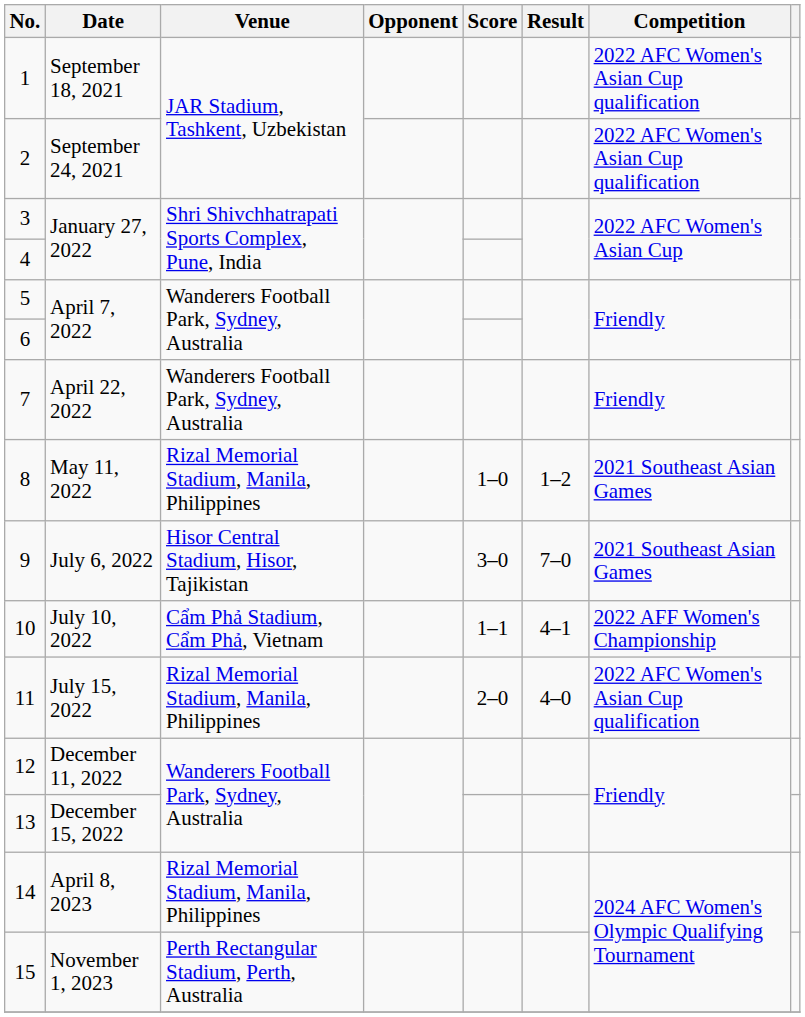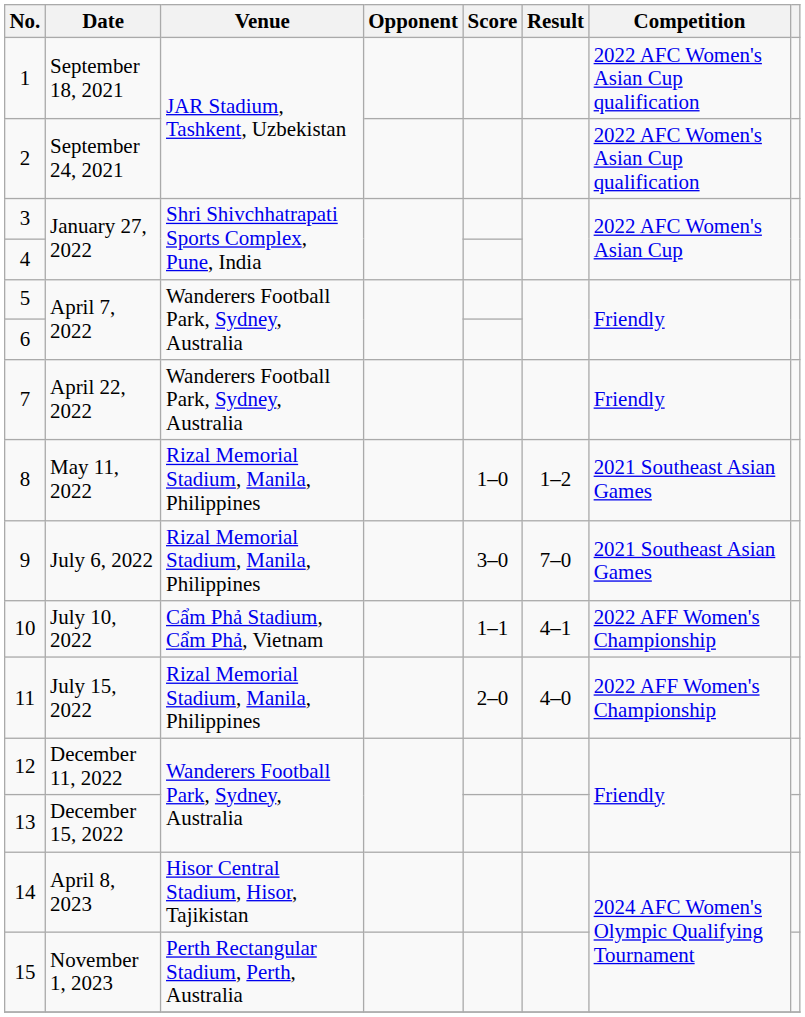(232, 560) Hisor Central Stadium, Hisor, Tajikistan -> (239, 560) Rizal Memorial Stadium, Manila, Philippines
(678, 697) 2022 AFC Women's Asian Cup qualification -> (677, 697) 2022 AFF Women's Championship
(239, 891) Rizal Memorial Stadium, Manila, Philippines -> (232, 891) Hisor Central Stadium, Hisor, Tajikistan
